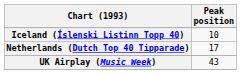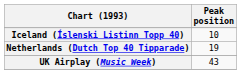(214, 49) 17 -> (214, 49) 19
